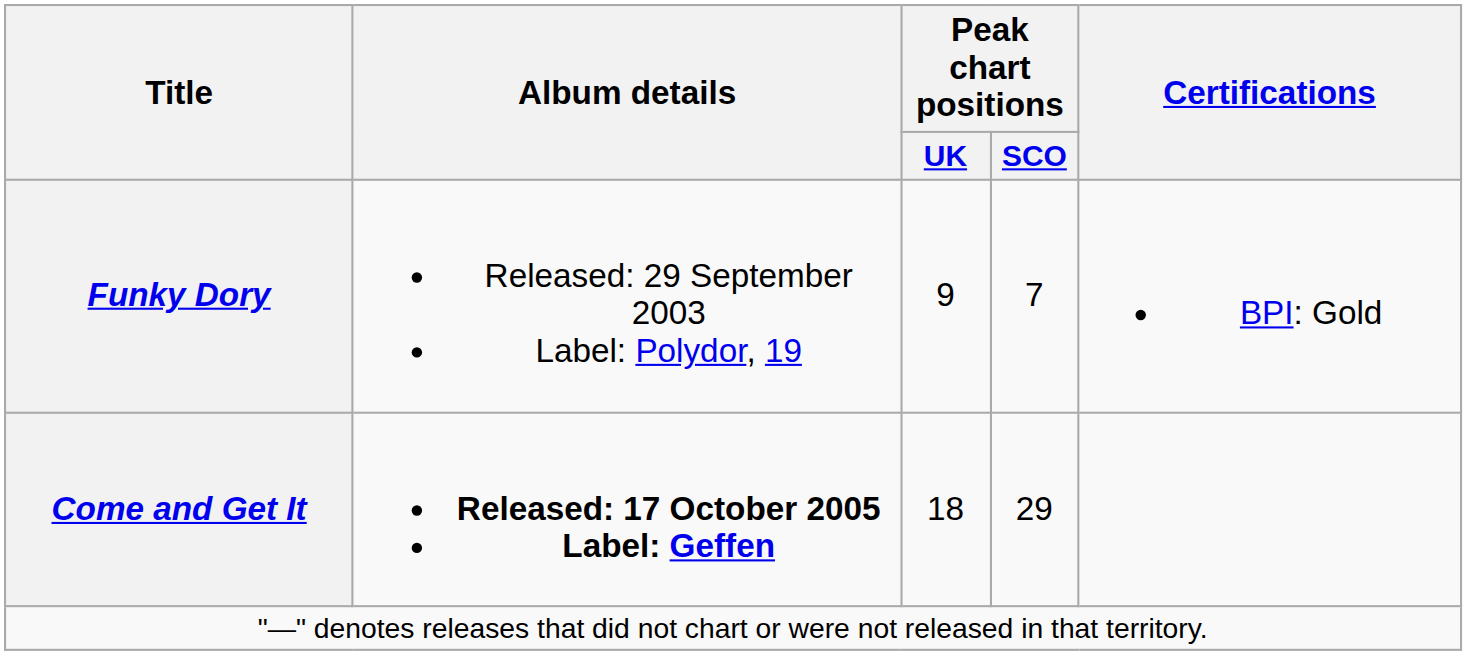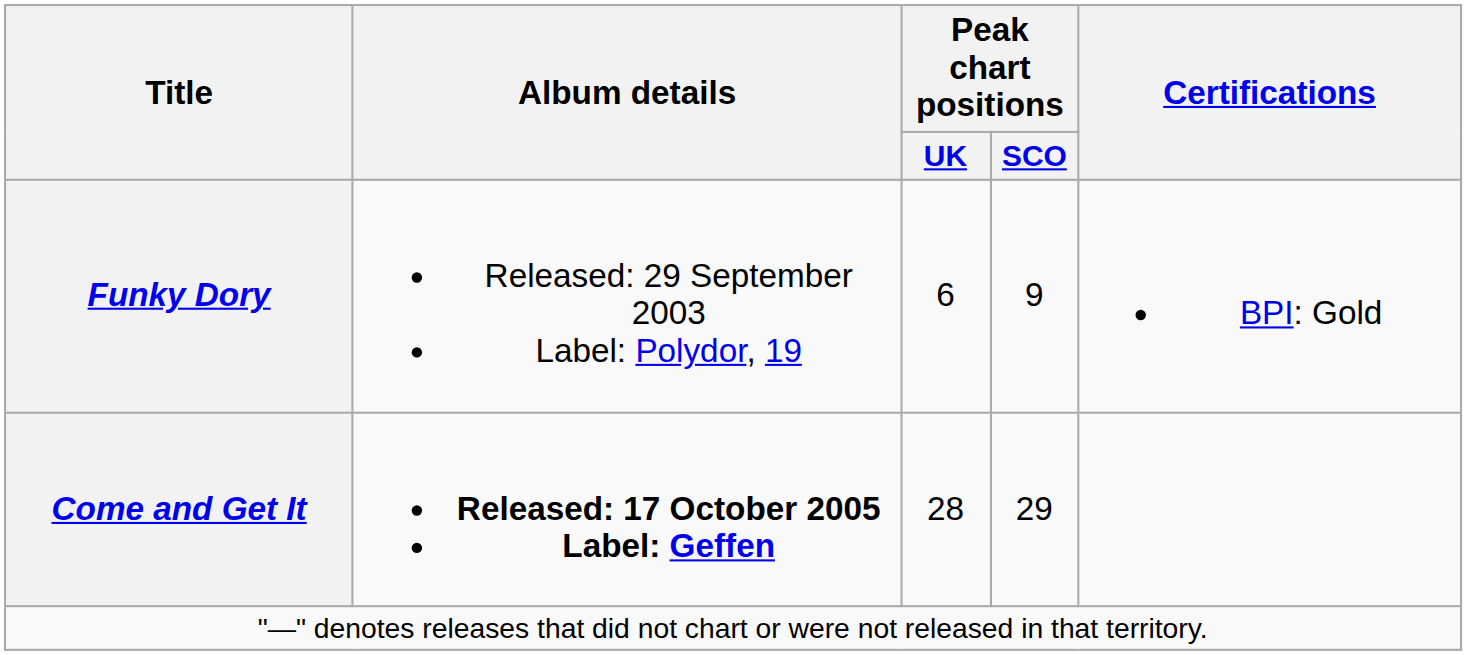(945, 295) 9 -> (945, 295) 6
(1034, 295) 7 -> (1034, 295) 9
(945, 508) 18 -> (945, 508) 28
